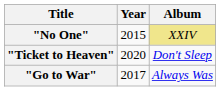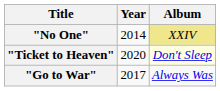(133, 34) 2015 -> (133, 34) 2014
(182, 55) no background -> (182, 55) lightyellow background
